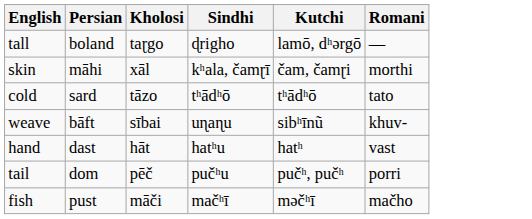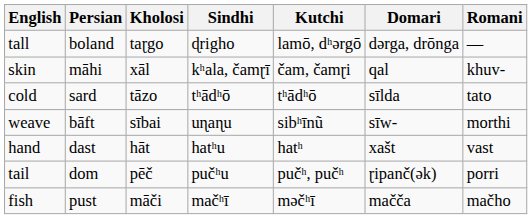+ column: (414, 17)
(391, 69) morthi -> (486, 69) khuv-
(388, 122) khuv- -> (489, 122) morthi
